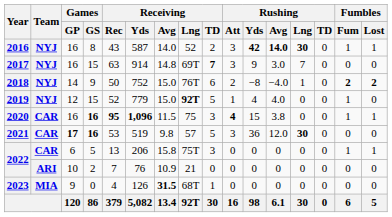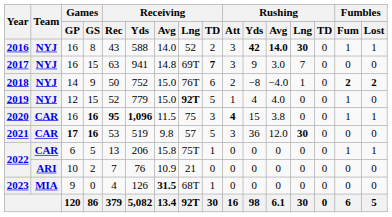(140, 47) 587 -> (140, 47) 588
(140, 64) 914 -> (140, 64) 941
(213, 151) 3 -> (213, 151) 1
